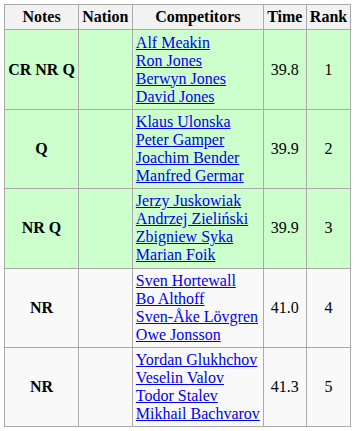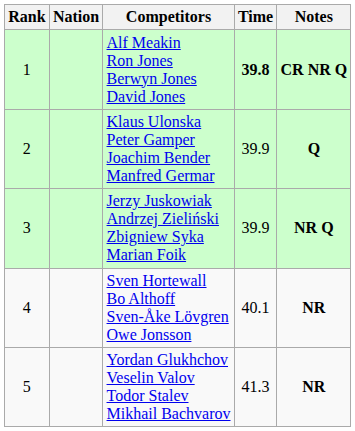columns swapped: (329, 17) <-> (42, 17)
(285, 69) normal -> (256, 69) bold
(285, 307) 41.0 -> (256, 307) 40.1
